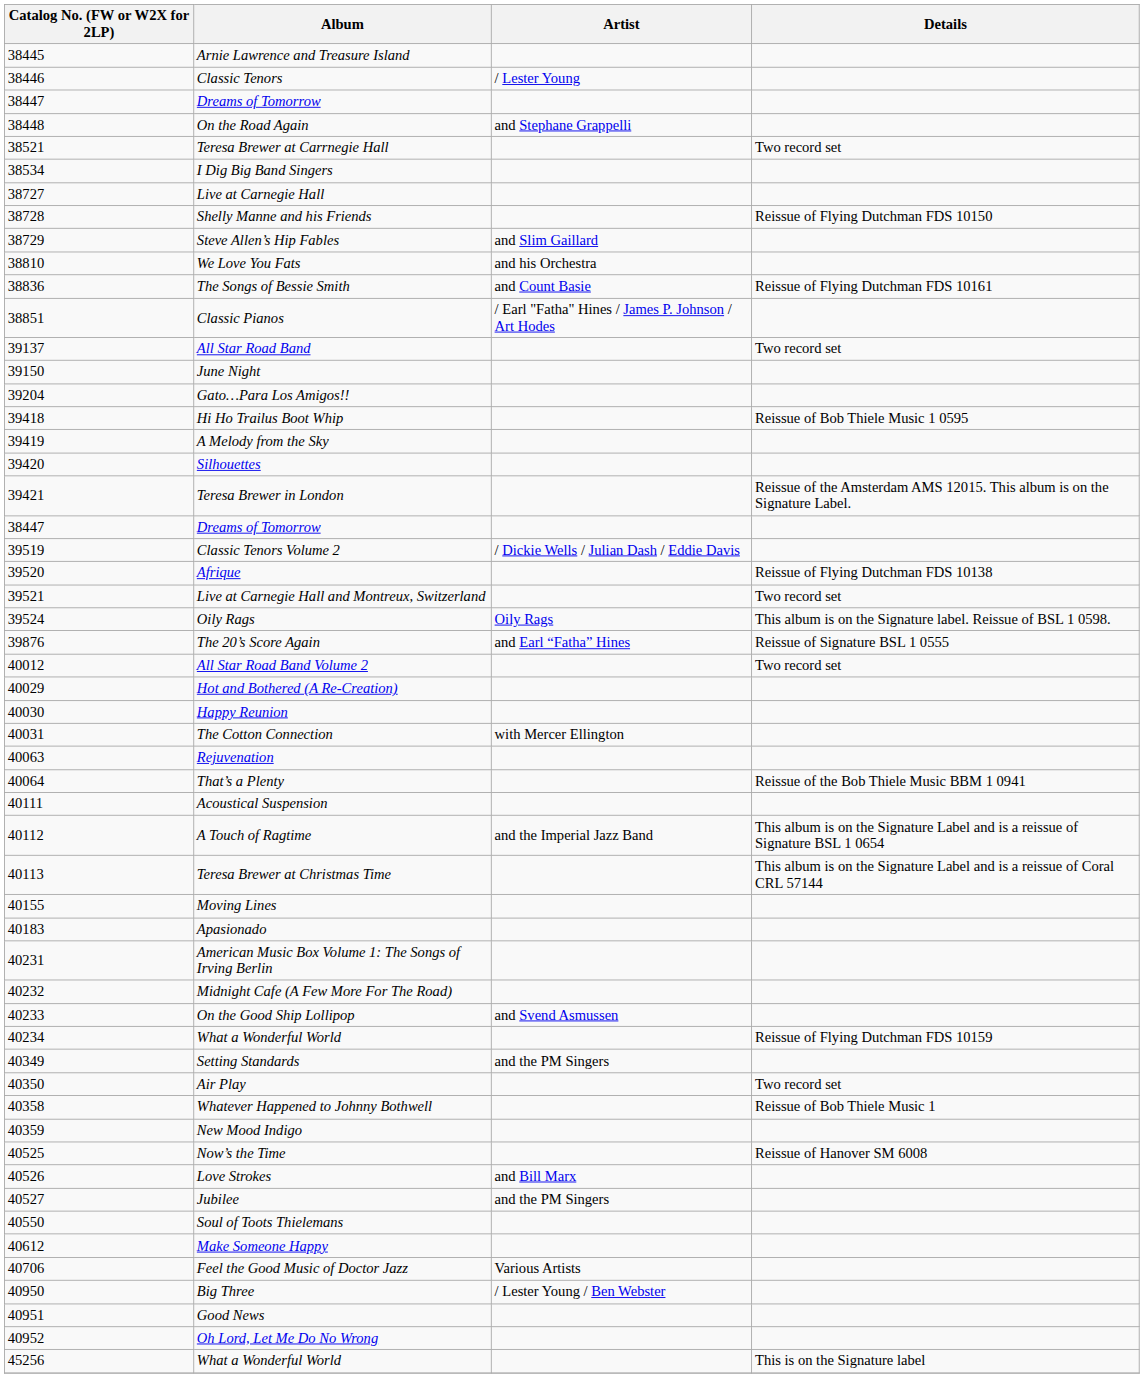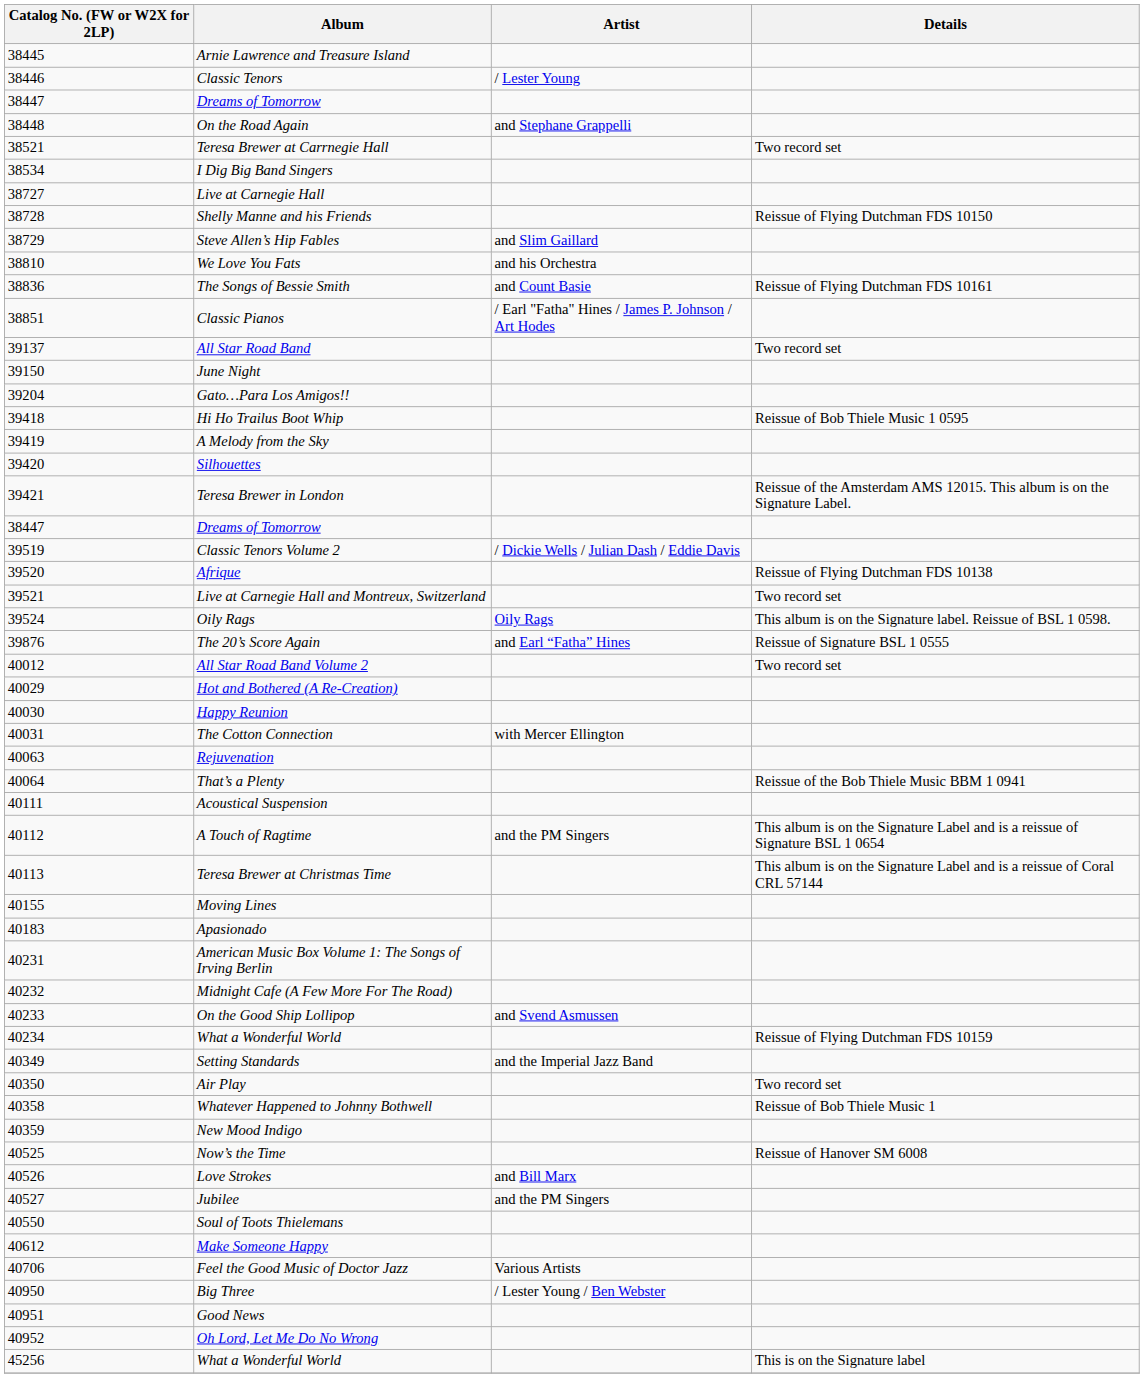(574, 835) and the Imperial Jazz Band -> (552, 835) and the PM Singers
(552, 1061) and the PM Singers -> (574, 1061) and the Imperial Jazz Band
